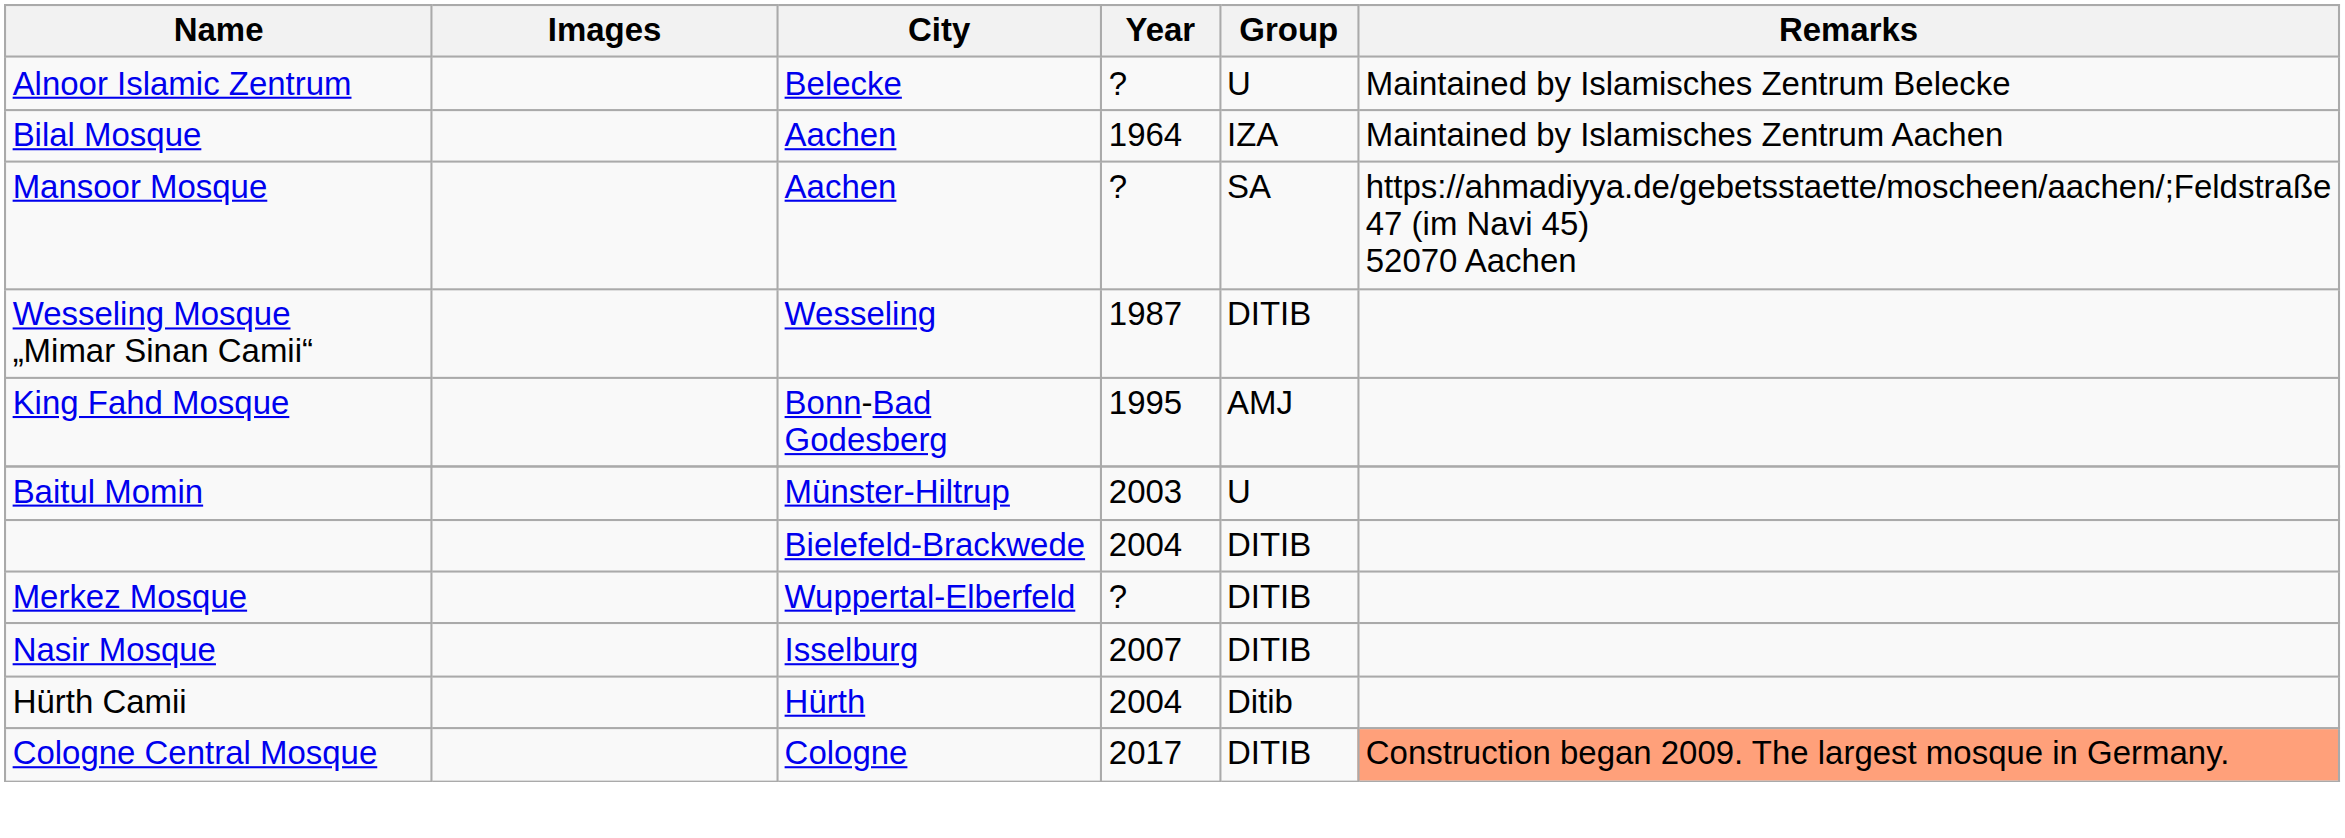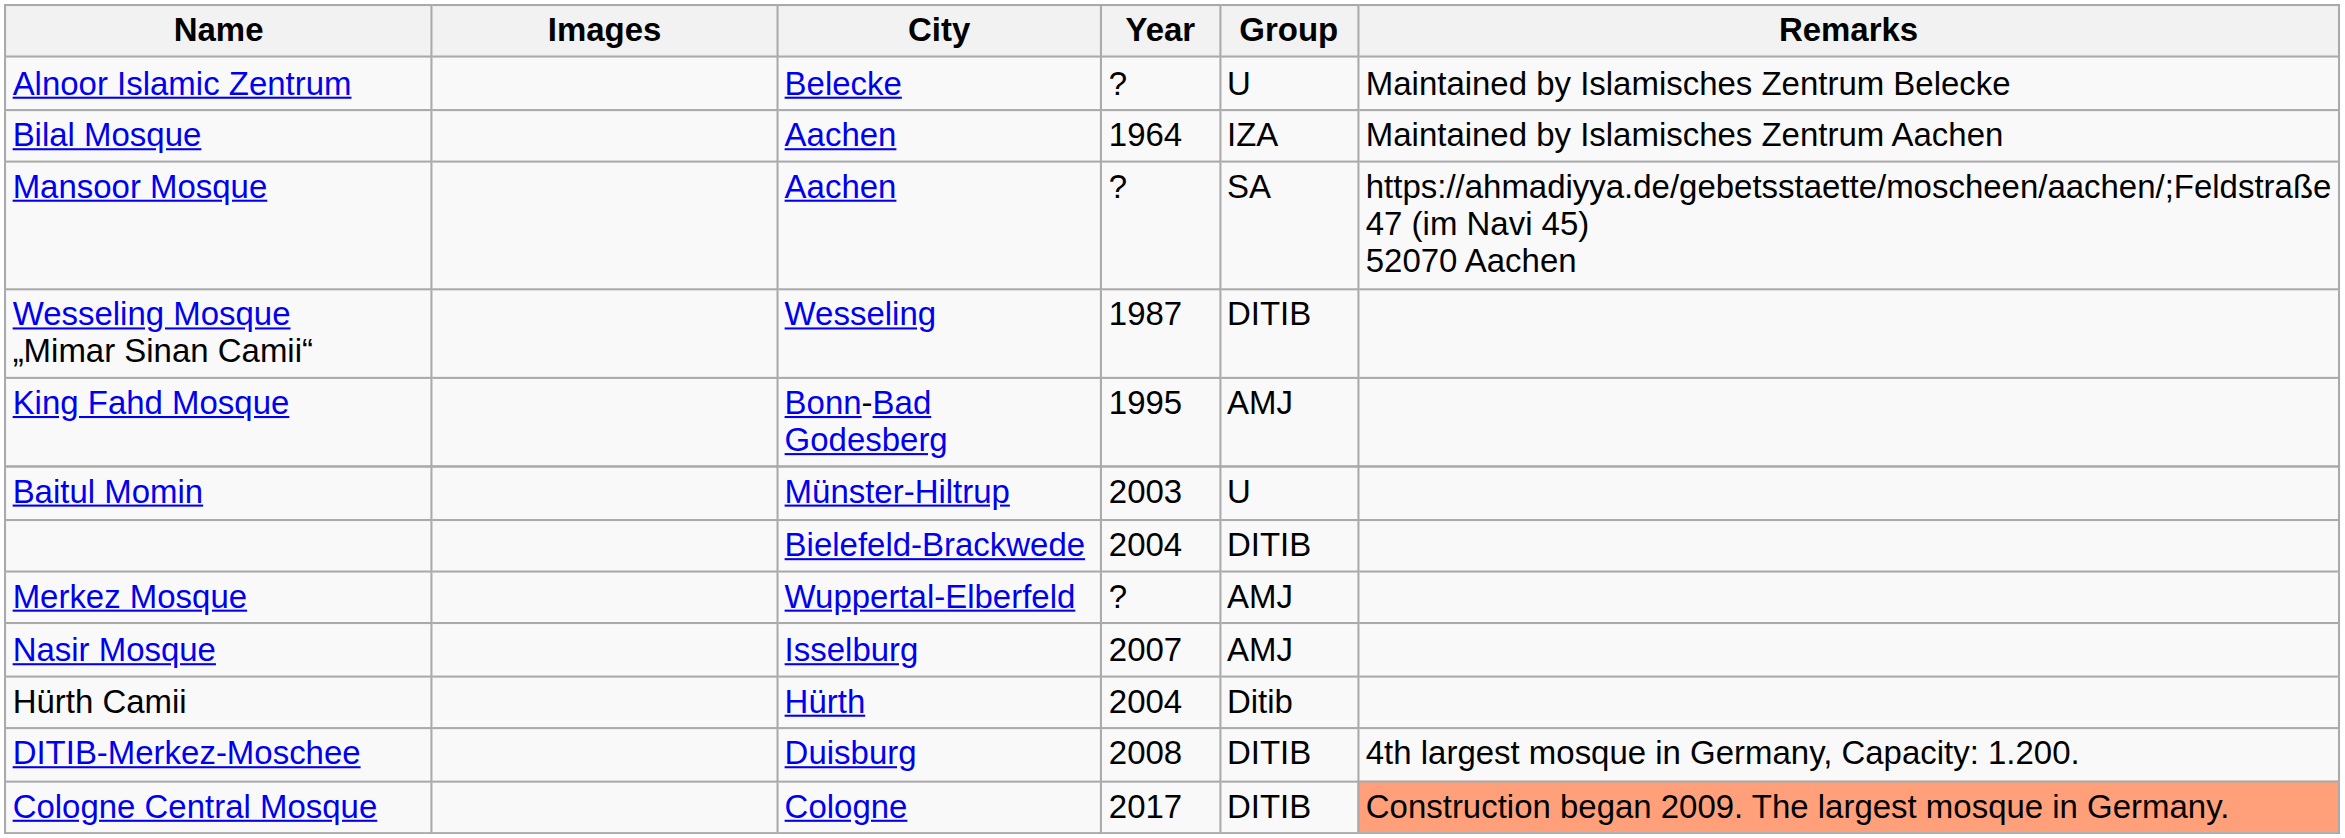(1269, 597) DITIB -> (1260, 597) AMJ
(1269, 649) DITIB -> (1260, 649) AMJ
+ row: (187, 753)
